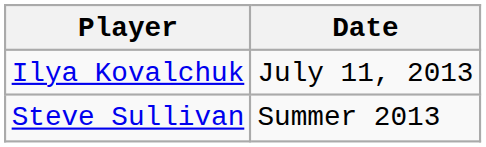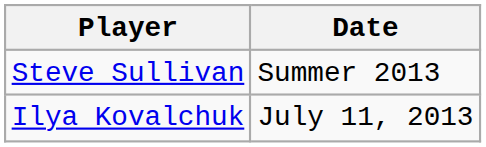rows swapped: (128, 73) <-> (128, 118)
